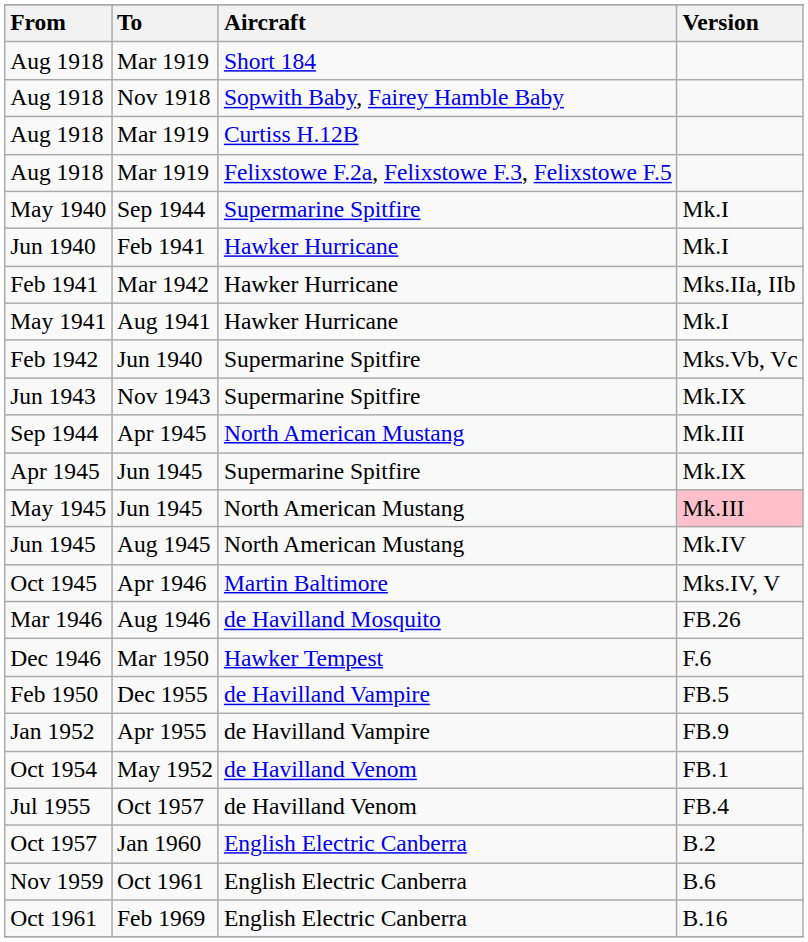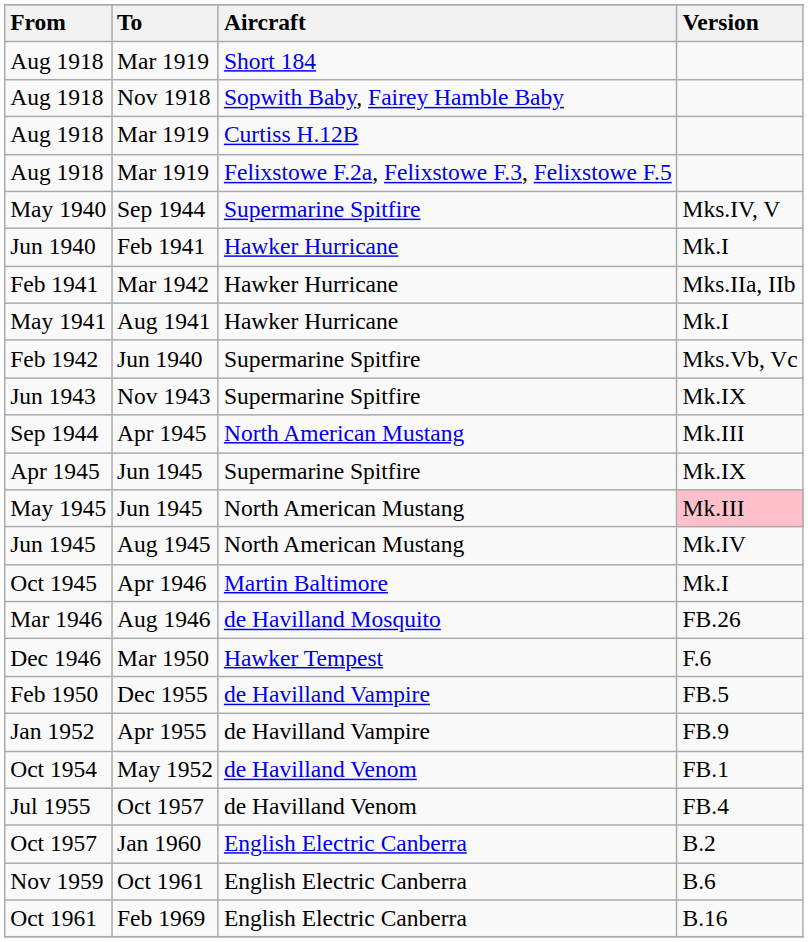(706, 209) Mk.I -> (731, 209) Mks.IV, V
(731, 582) Mks.IV, V -> (706, 582) Mk.I
